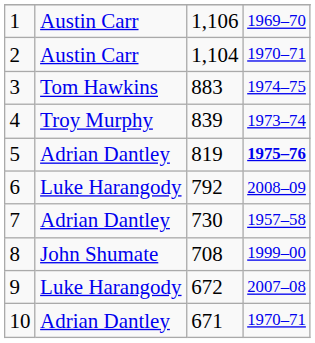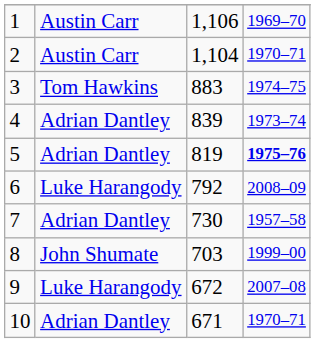(96, 120) Troy Murphy -> (105, 120) Adrian Dantley
(207, 253) 708 -> (207, 253) 703
